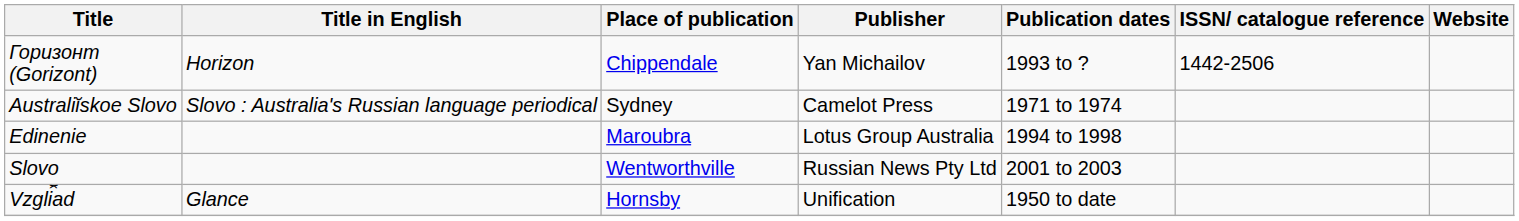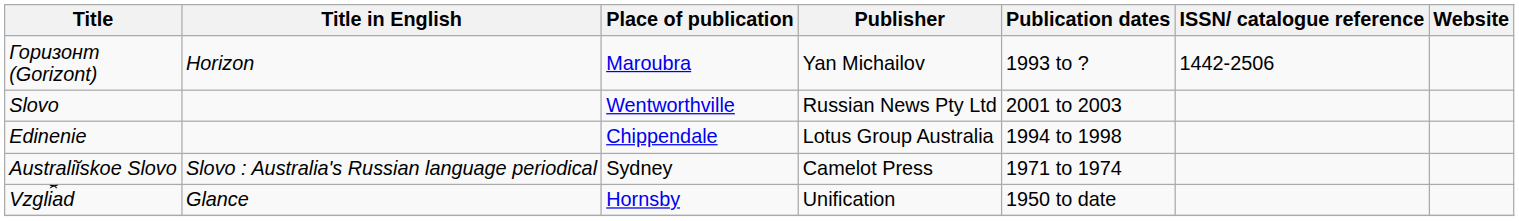(662, 62) Chippendale -> (649, 62) Maroubra
rows swapped: (93, 105) <-> (34, 168)
(649, 136) Maroubra -> (662, 136) Chippendale
